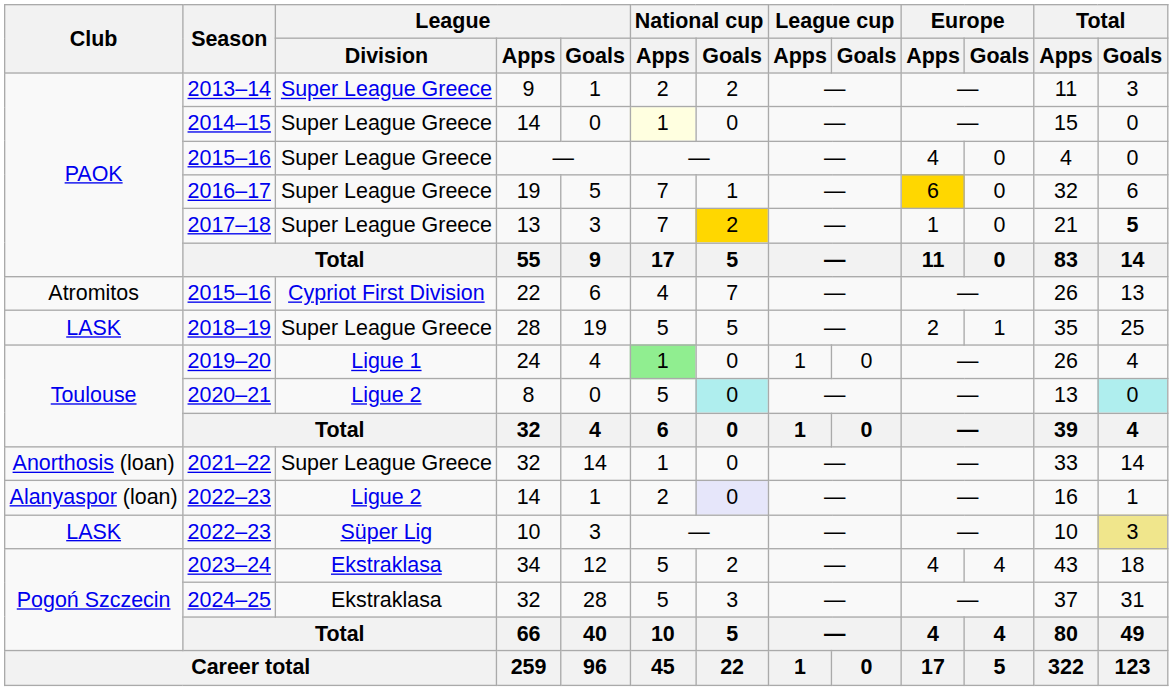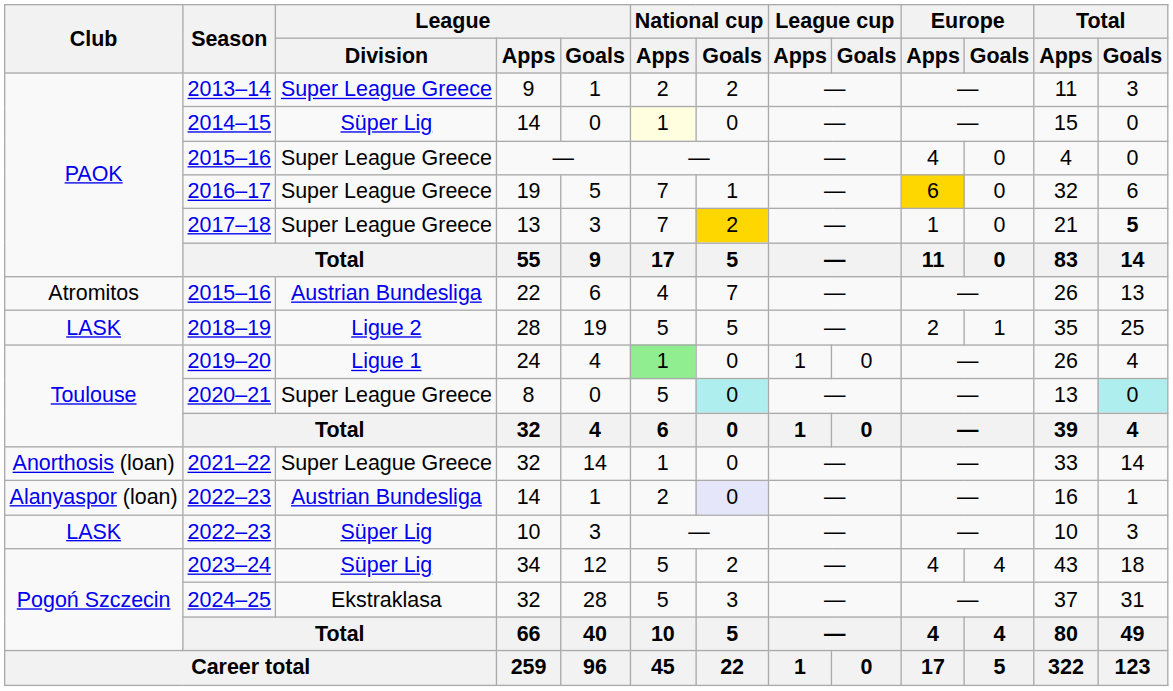(386, 123) Super League Greece -> (386, 123) Süper Lig
(386, 293) Cypriot First Division -> (386, 293) Austrian Bundesliga
(386, 327) Super League Greece -> (386, 327) Ligue 2
(386, 395) Ligue 2 -> (386, 395) Super League Greece
(386, 497) Ligue 2 -> (386, 497) Austrian Bundesliga
(1132, 531) khaki background -> (1132, 531) no background
(386, 565) Ekstraklasa -> (386, 565) Süper Lig
